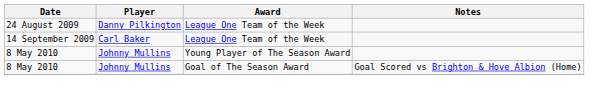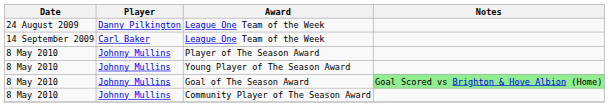+ row: (32, 53)
(468, 67) no background -> (489, 81) lightgreen background
+ row: (32, 95)
